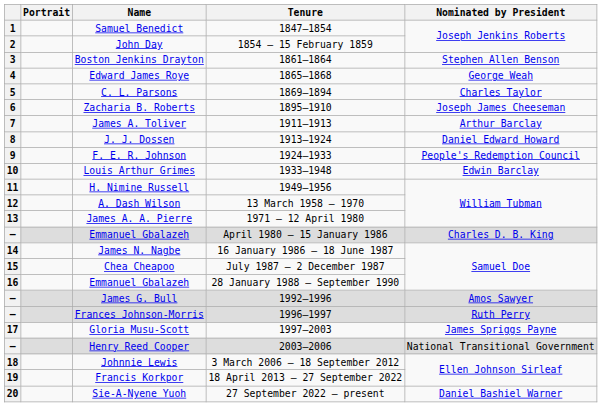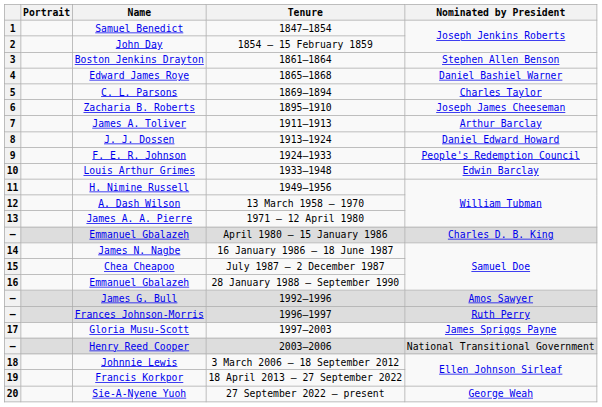(501, 76) George Weah -> (501, 76) Daniel Bashiel Warner
(501, 394) Daniel Bashiel Warner -> (501, 394) George Weah
